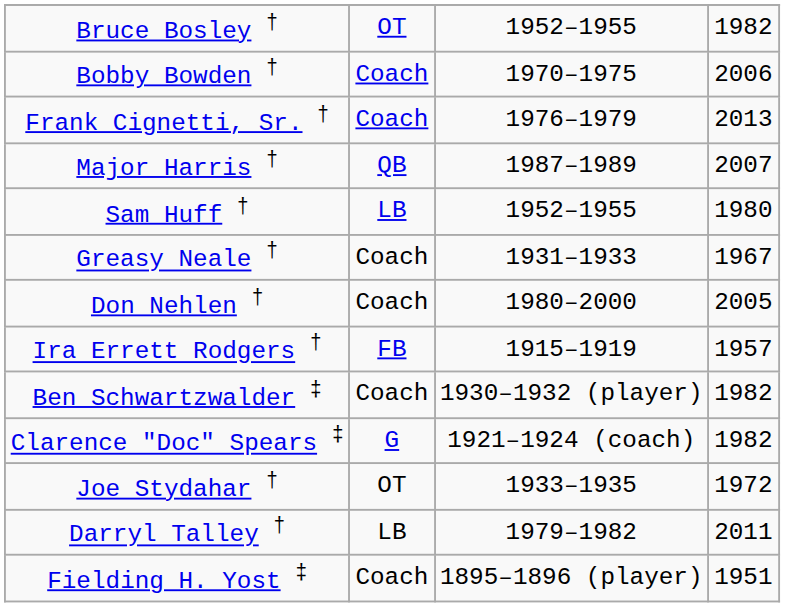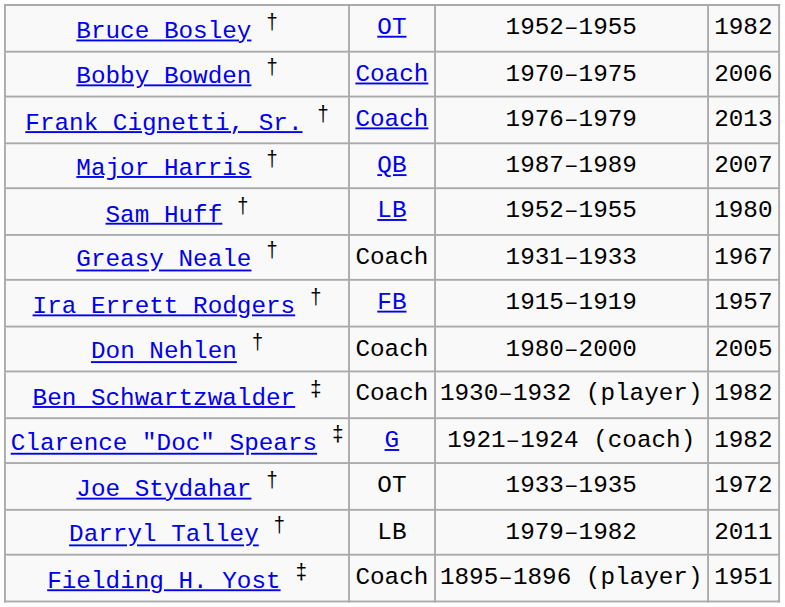rows swapped: (177, 303) <-> (177, 349)
